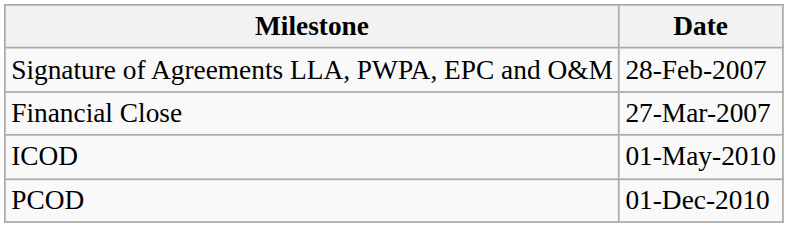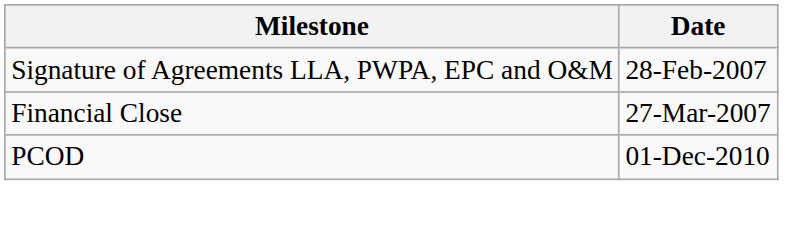- row: (45, 156)
